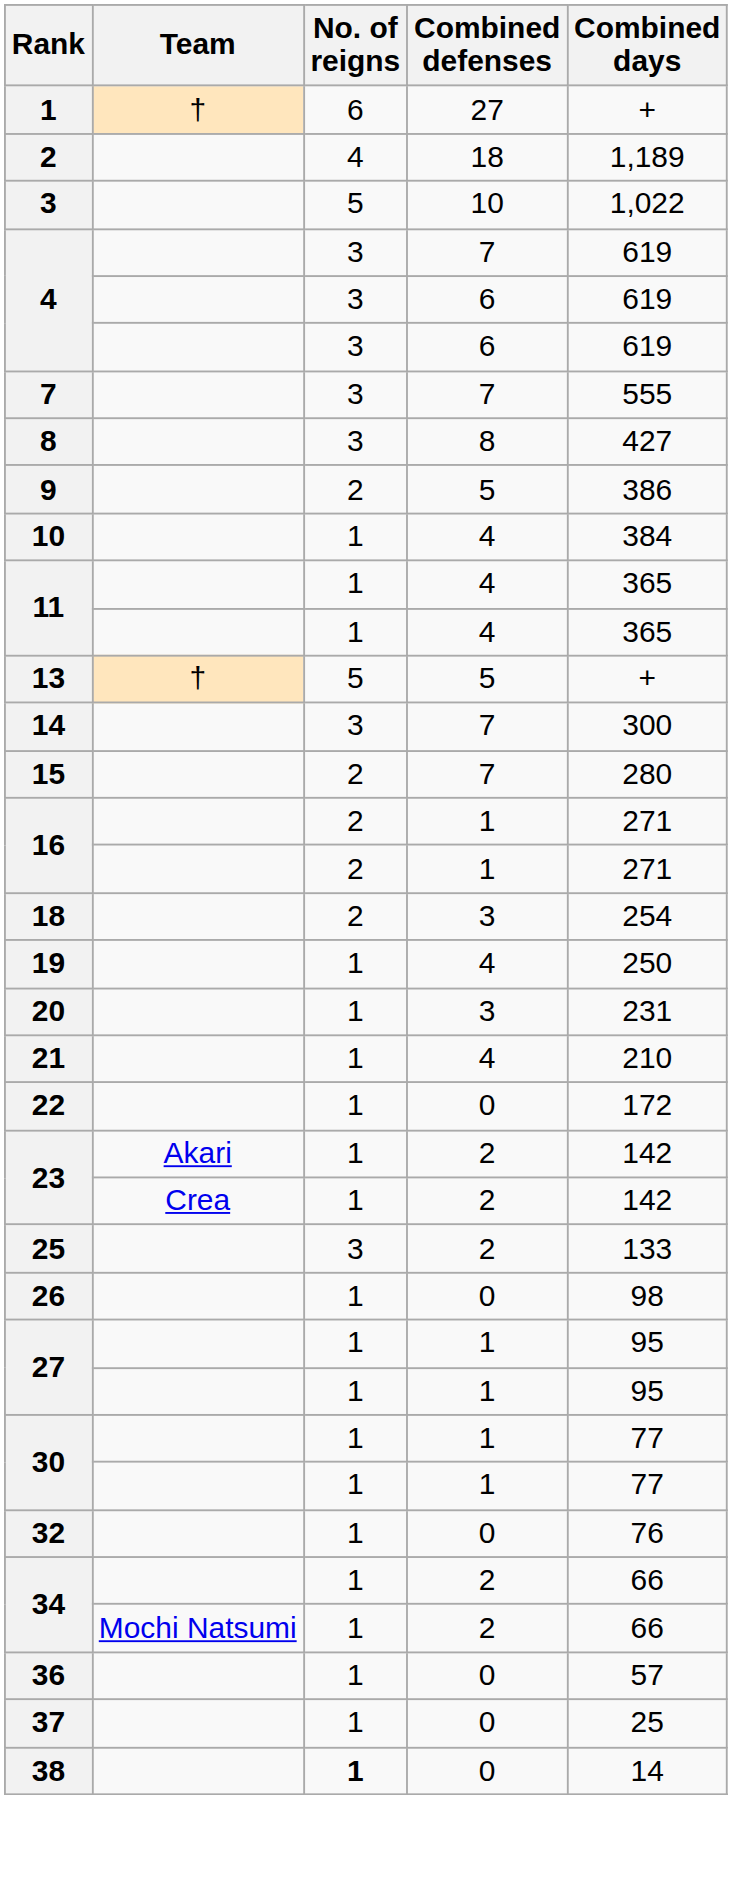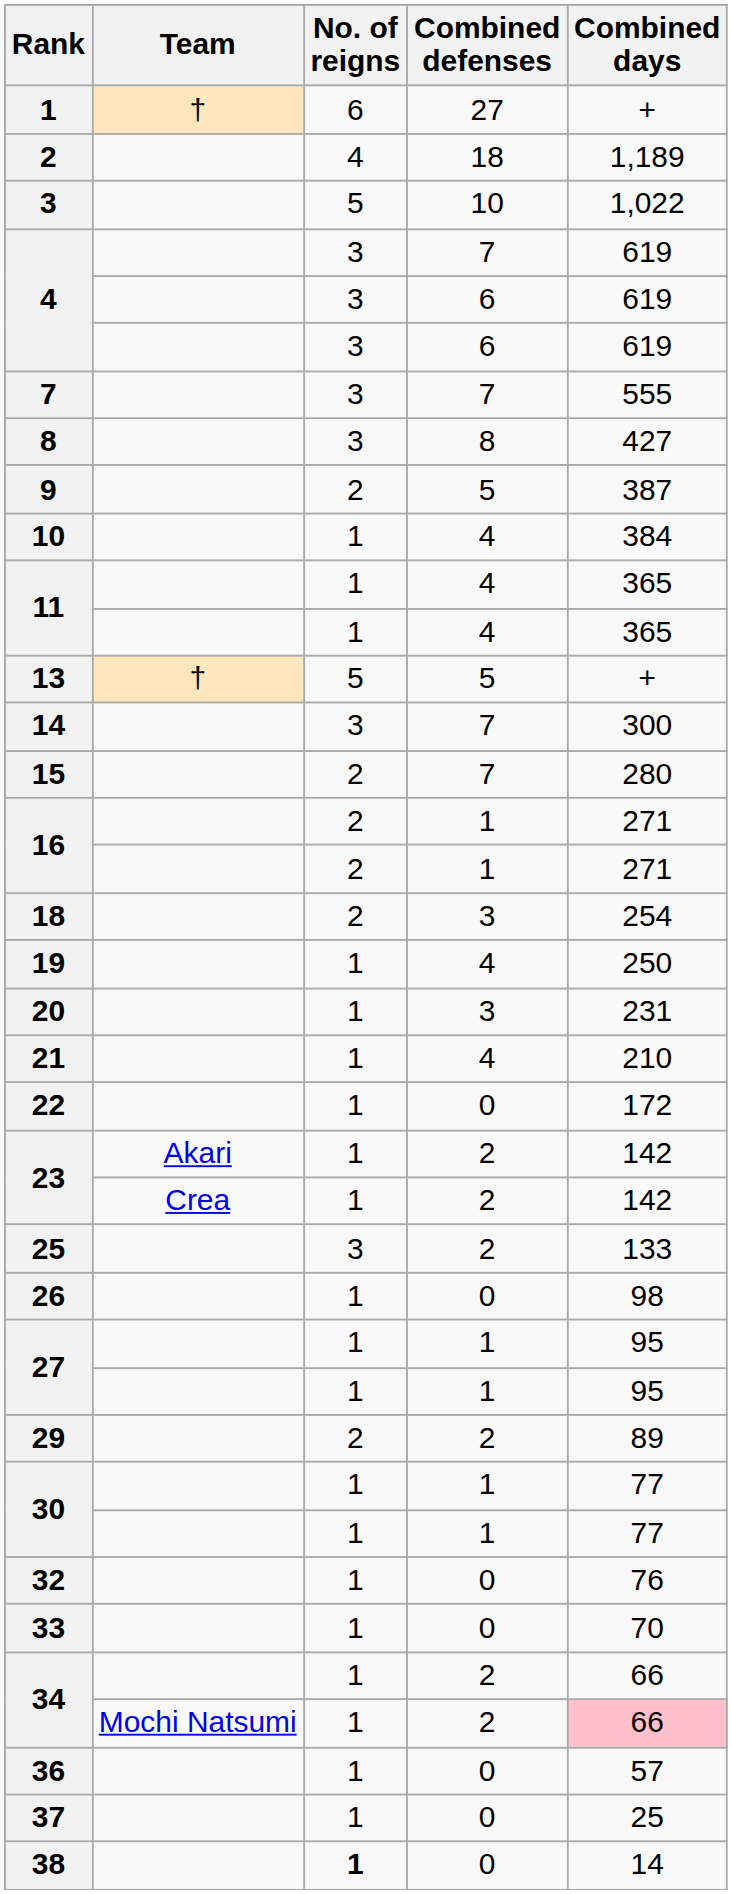(647, 488) 386 -> (647, 488) 387
+ row: (48, 1437)
+ row: (48, 1627)
(647, 1627) no background -> (647, 1722) pink background
